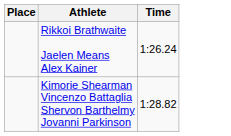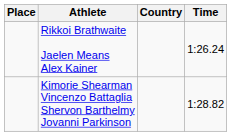+ column: (161, 13)
